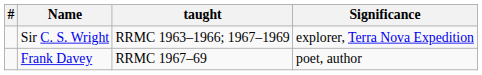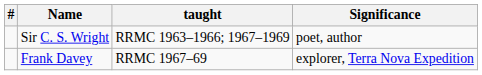(385, 37) explorer, Terra Nova Expedition -> (329, 37) poet, author
(329, 59) poet, author -> (385, 59) explorer, Terra Nova Expedition
